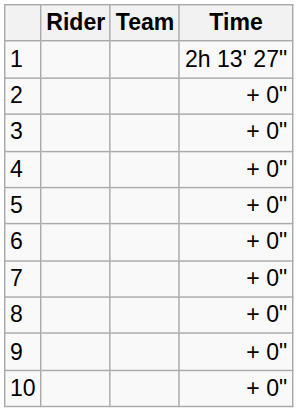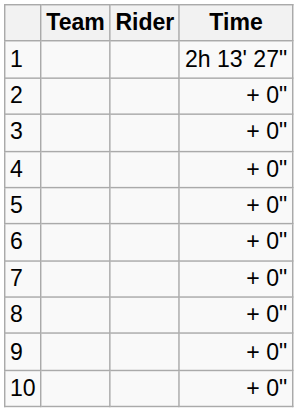columns swapped: (76, 22) <-> (145, 22)
